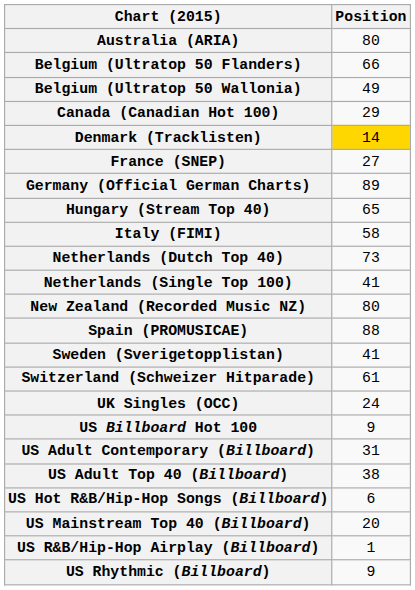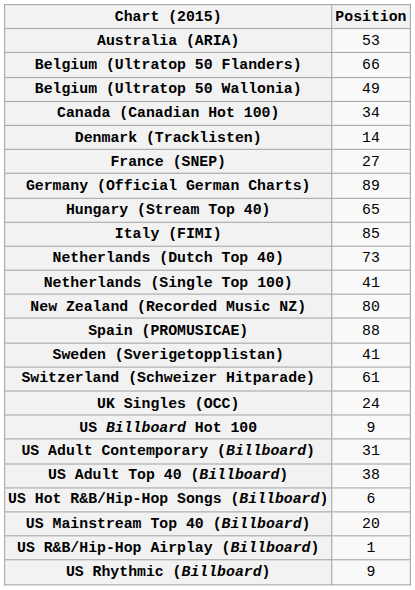(371, 41) 80 -> (371, 41) 53
(371, 113) 29 -> (371, 113) 34
(371, 137) gold background -> (371, 137) no background
(371, 234) 58 -> (371, 234) 85
